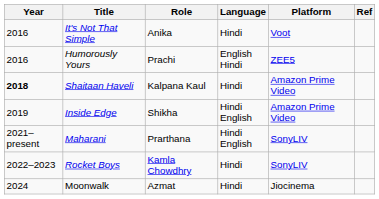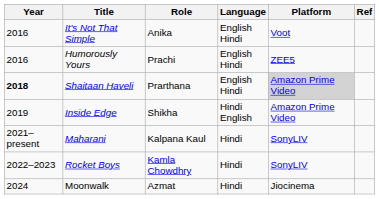(231, 33) Hindi -> (236, 33) English Hindi
(177, 86) Kalpana Kaul -> (169, 86) Prarthana
(231, 86) Hindi -> (236, 86) English Hindi
(303, 86) no background -> (303, 86) lightgrey background
(169, 139) Prarthana -> (177, 139) Kalpana Kaul
(236, 139) Hindi English -> (231, 139) Hindi
